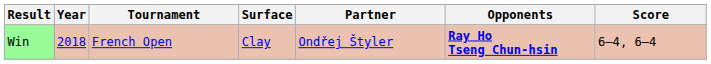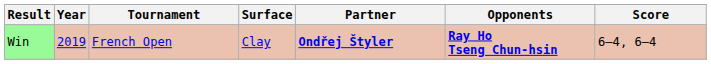(71, 42) 2018 -> (71, 42) 2019
(346, 42) normal -> (346, 42) bold
